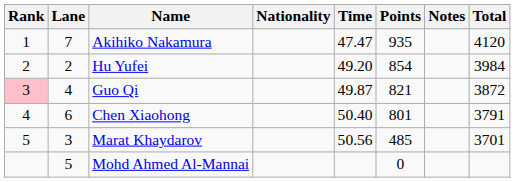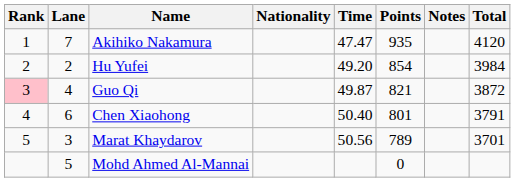(400, 139) 485 -> (400, 139) 789
